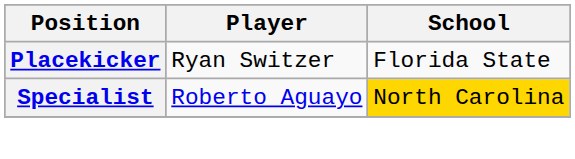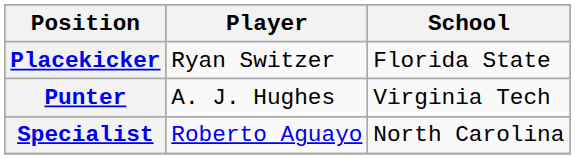+ row: (85, 98)
(469, 98) gold background -> (469, 135) no background
